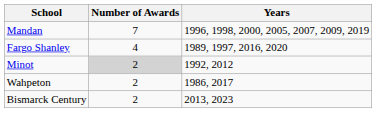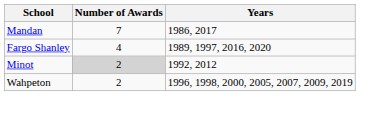(277, 30) 1996, 1998, 2000, 2005, 2007, 2009, 2019 -> (192, 30) 1986, 2017
(209, 82) 1986, 2017 -> (260, 82) 1996, 1998, 2000, 2005, 2007, 2009, 2019
- row: (47, 99)
